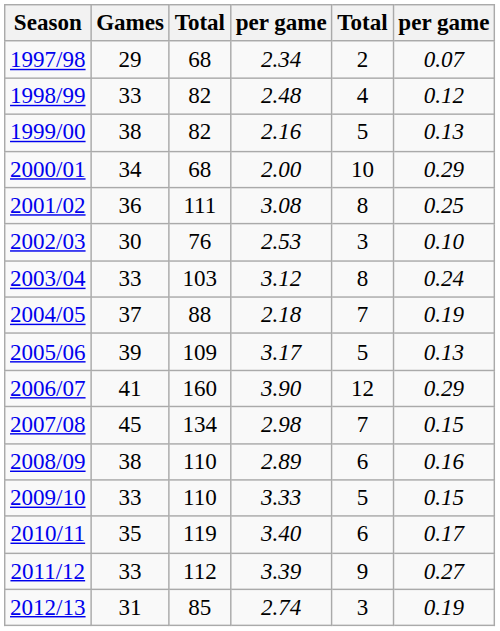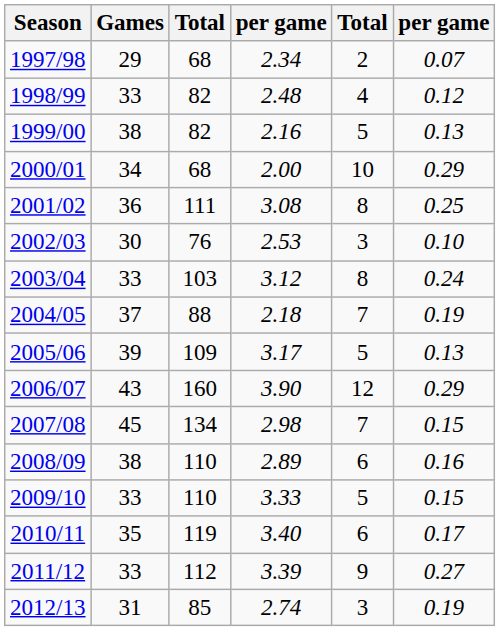(130, 388) 41 -> (130, 388) 43
